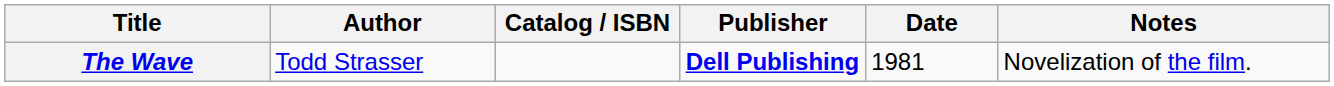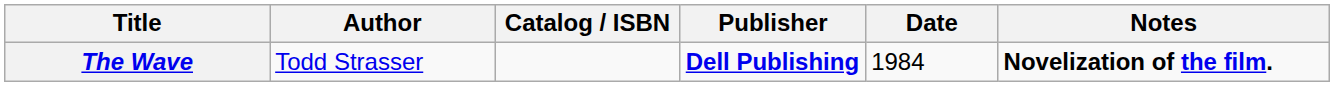(898, 61) 1981 -> (898, 61) 1984
(1128, 61) normal -> (1138, 61) bold
